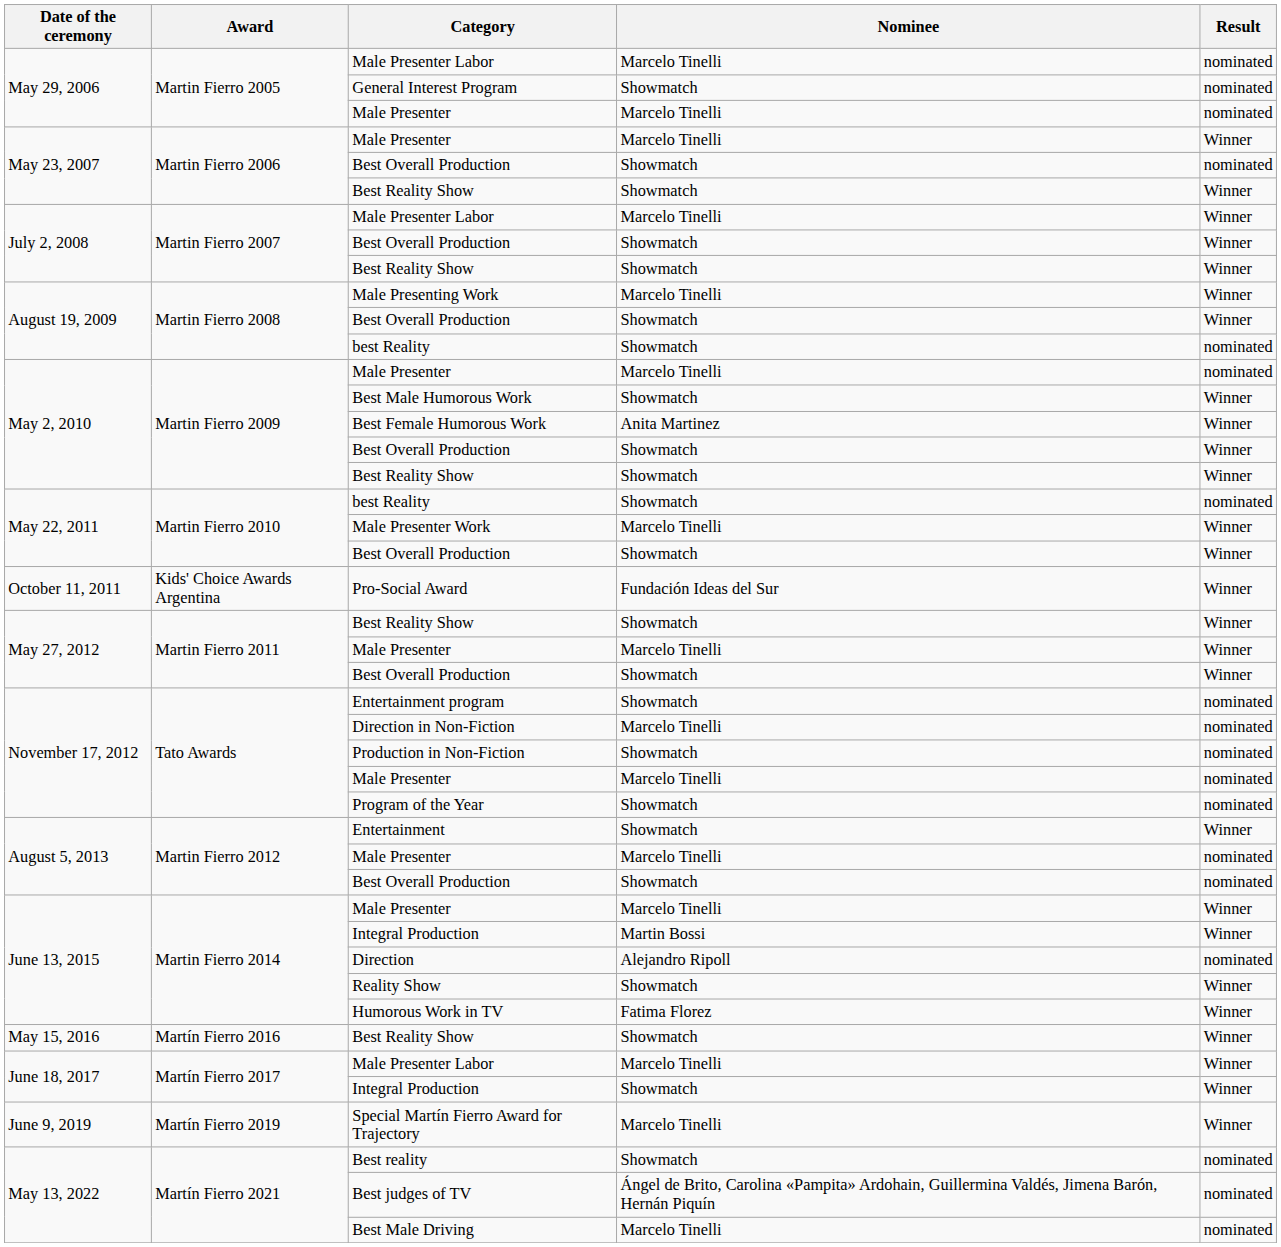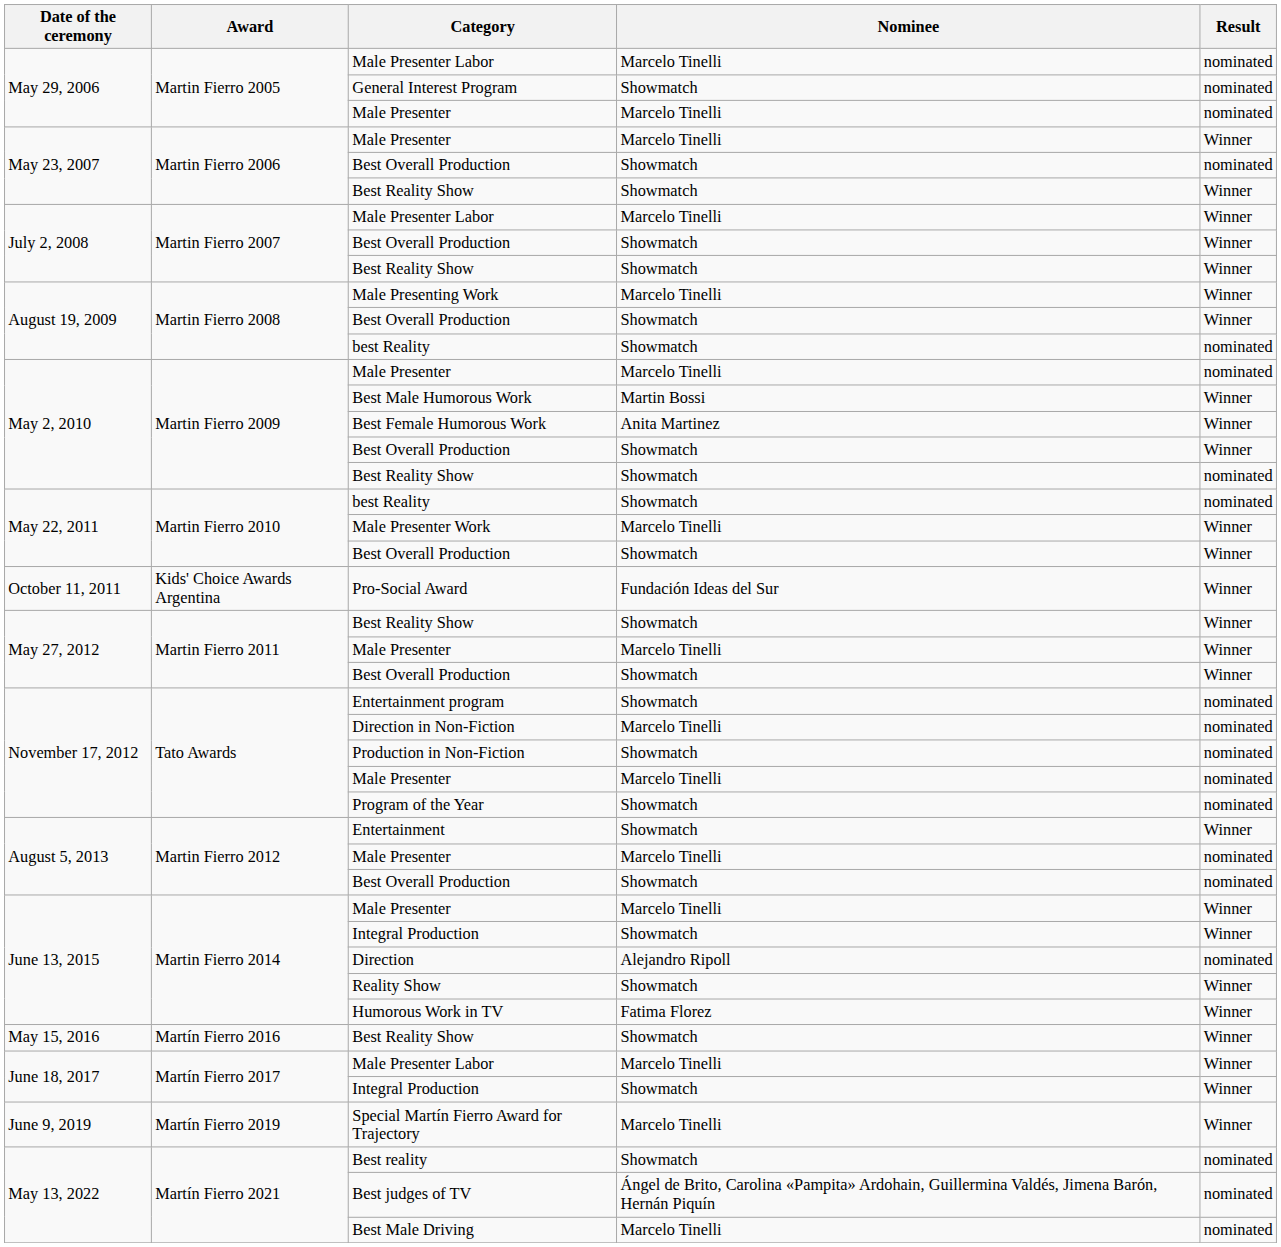(659, 398) Showmatch -> (663, 398) Martin Bossi
(1228, 475) Winner -> (1238, 475) nominated
(663, 934) Martin Bossi -> (659, 934) Showmatch
